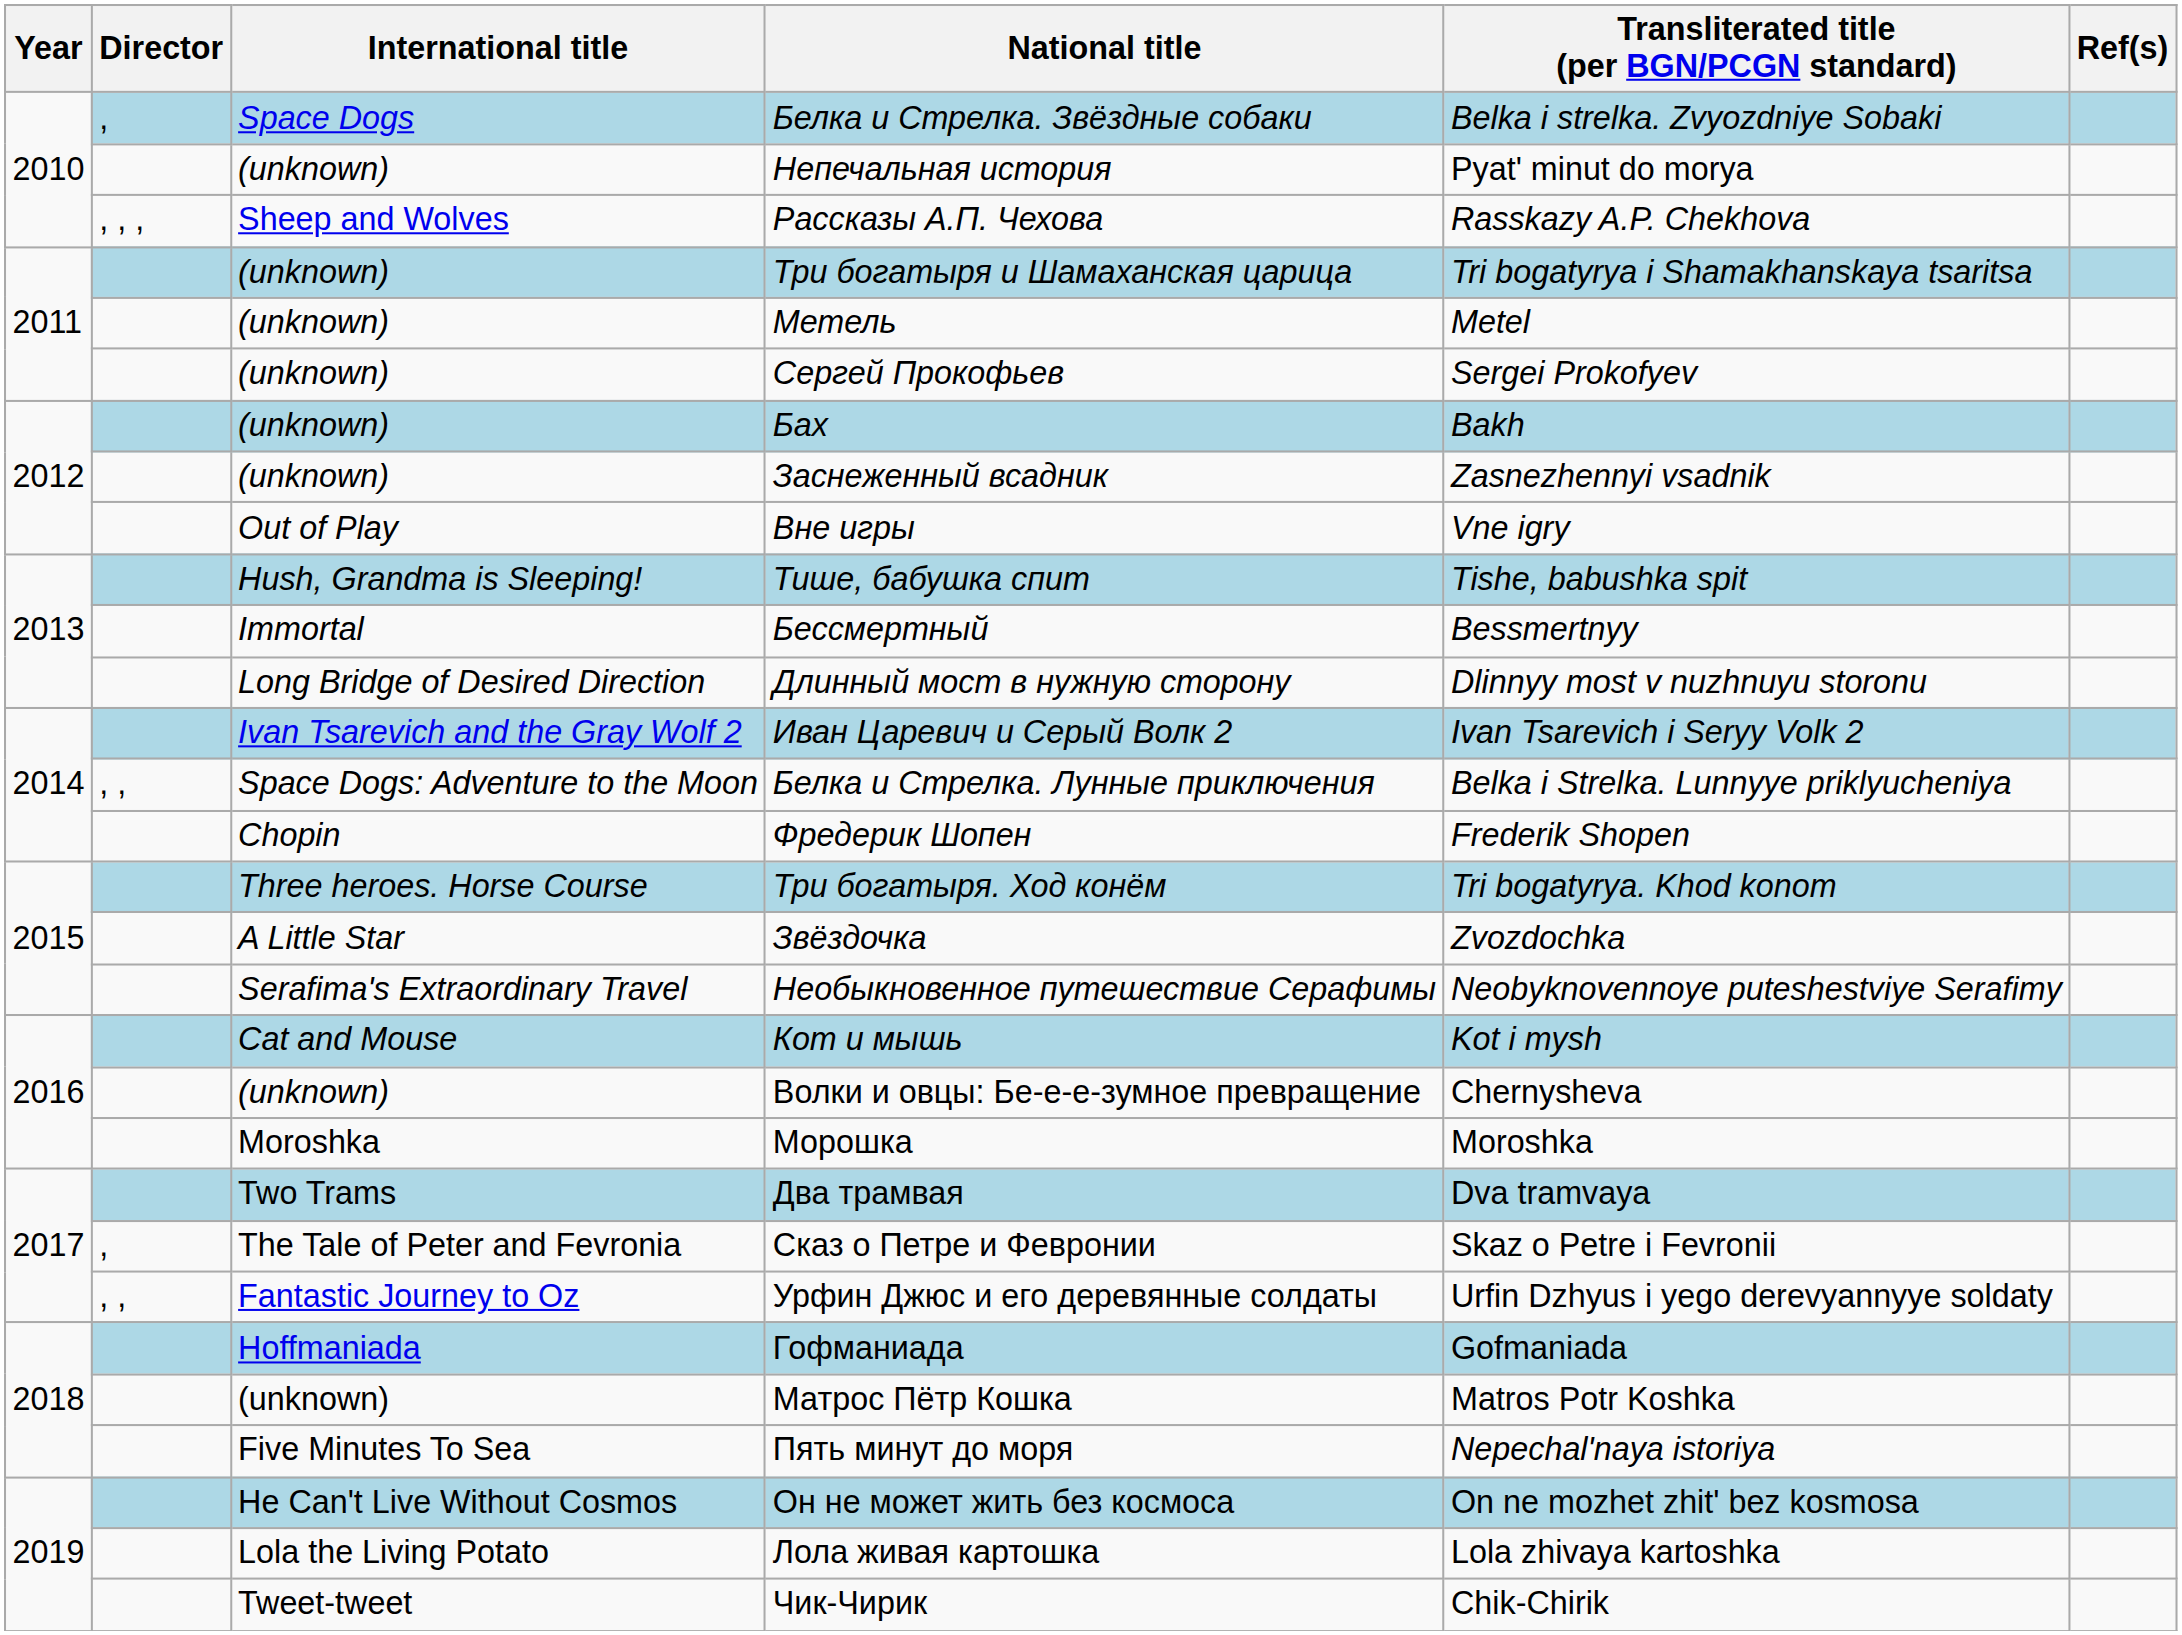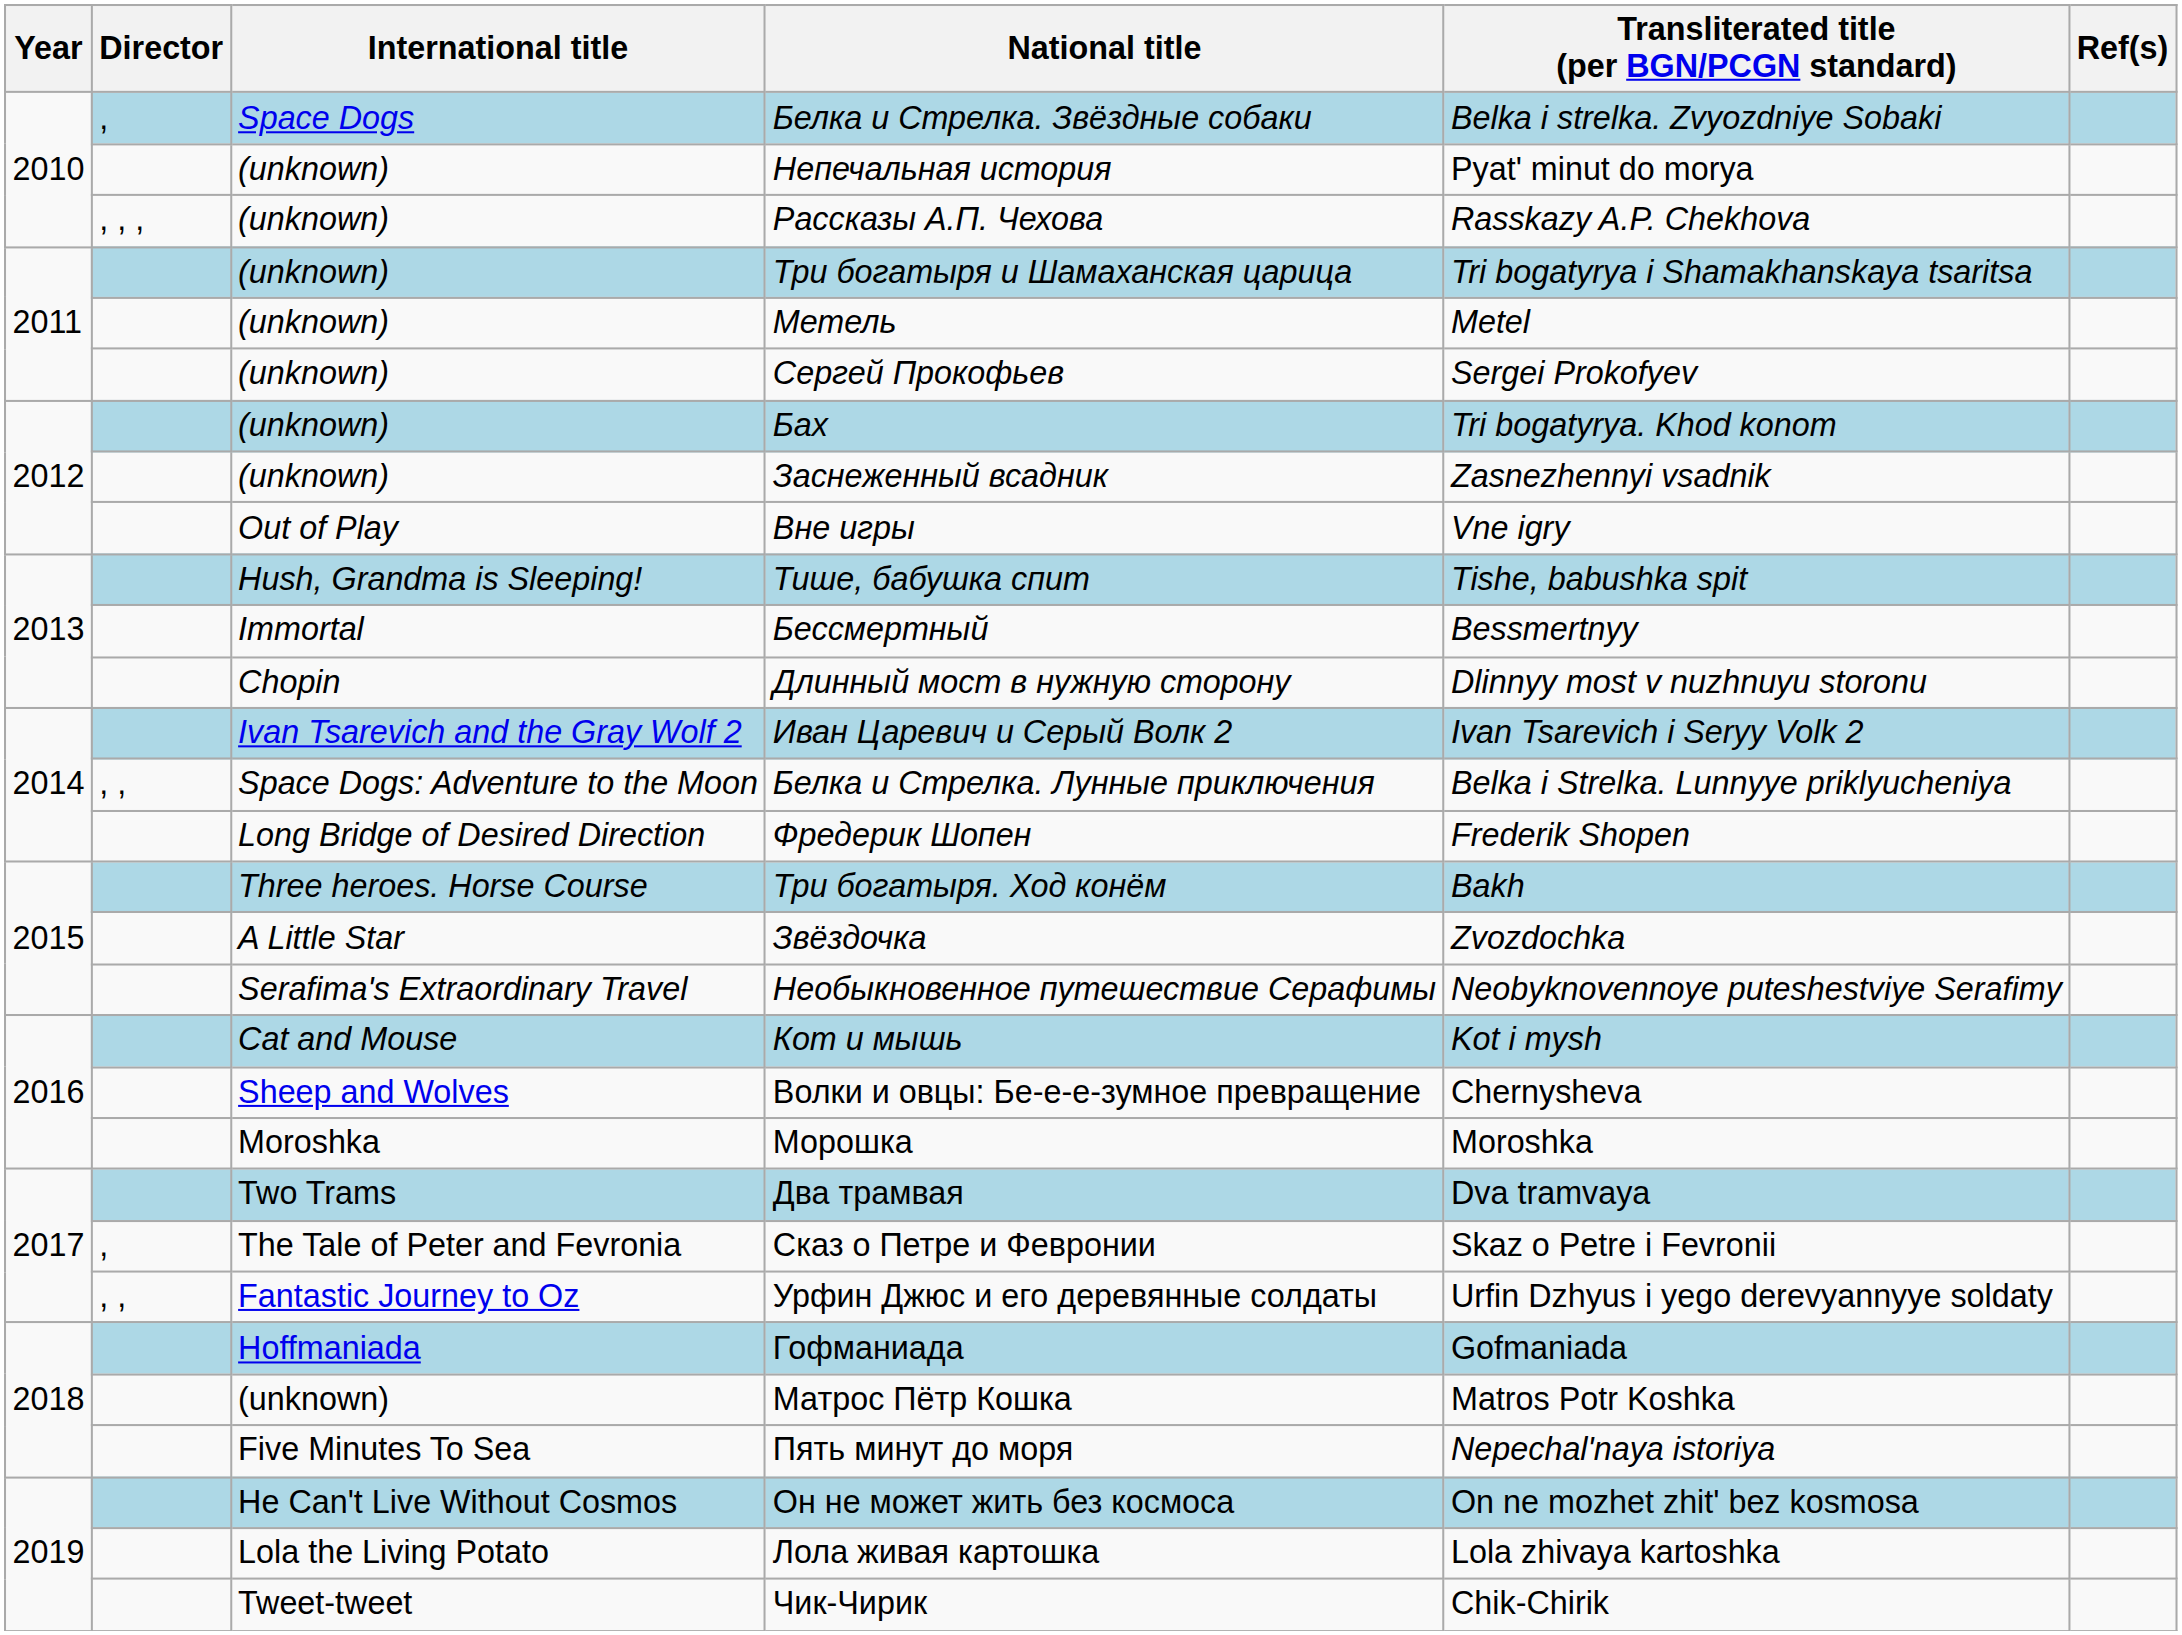(373, 220) Sheep and Wolves -> (314, 220) (unknown)
(1488, 425) Bakh -> (1644, 425) Tri bogatyrya. Khod konom
(472, 681) Long Bridge of Desired Direction -> (289, 681) Chopin
(289, 835) Chopin -> (472, 835) Long Bridge of Desired Direction
(1644, 886) Tri bogatyrya. Khod konom -> (1488, 886) Bakh
(314, 1091) (unknown) -> (373, 1091) Sheep and Wolves
